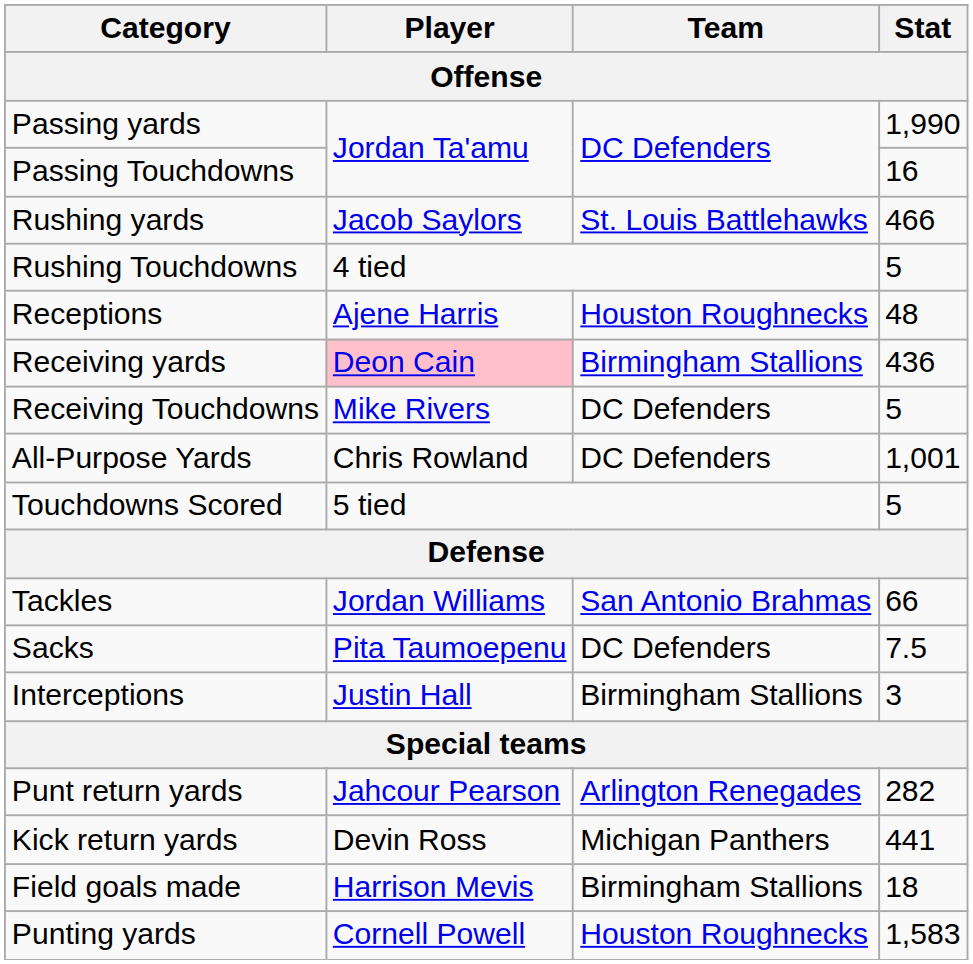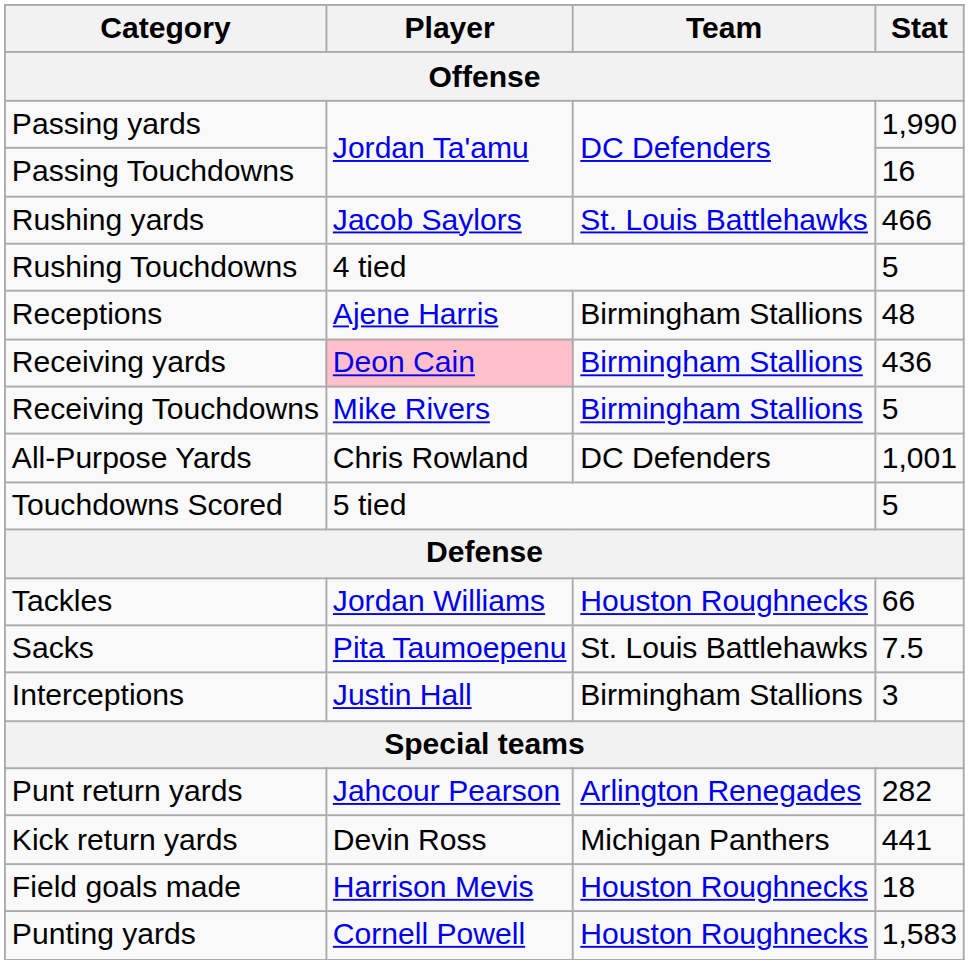(724, 314) Houston Roughnecks -> (722, 314) Birmingham Stallions
(676, 409) DC Defenders -> (722, 409) Birmingham Stallions
(726, 600) San Antonio Brahmas -> (724, 600) Houston Roughnecks
(676, 648) DC Defenders -> (724, 648) St. Louis Battlehawks
(722, 887) Birmingham Stallions -> (724, 887) Houston Roughnecks
